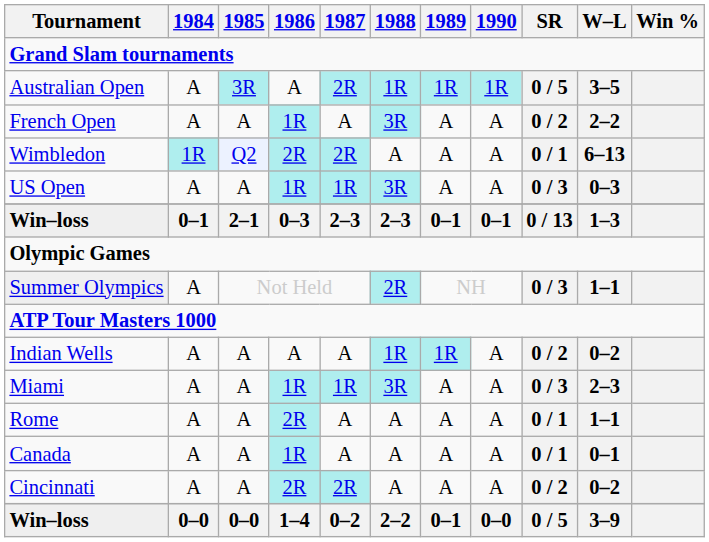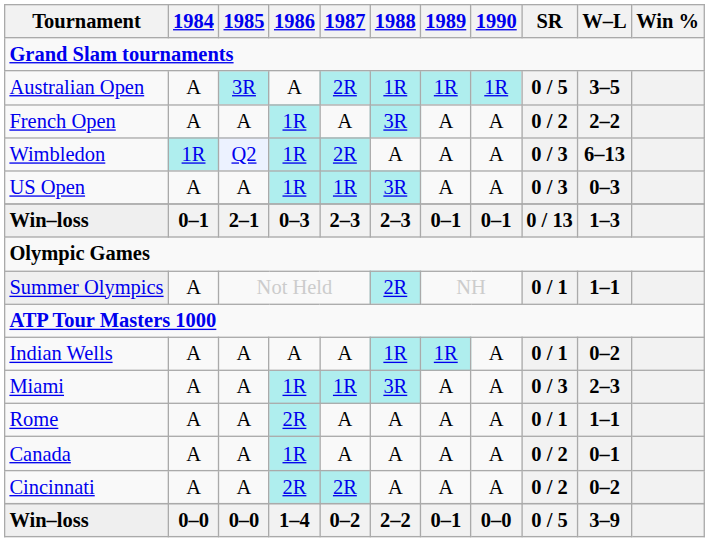(294, 153) 2R -> (294, 153) 1R
(550, 153) 0 / 1 -> (550, 153) 0 / 3
(550, 286) 0 / 3 -> (550, 286) 0 / 1
(550, 353) 0 / 2 -> (550, 353) 0 / 1
(550, 452) 0 / 1 -> (550, 452) 0 / 2
